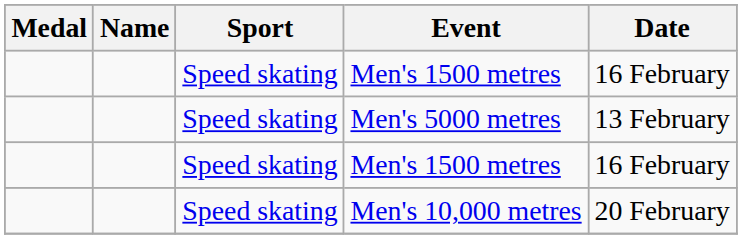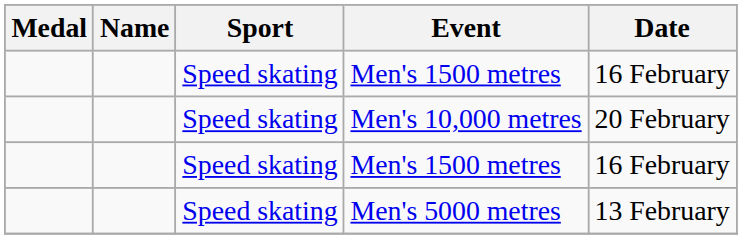rows swapped: (49, 120) <-> (49, 211)
